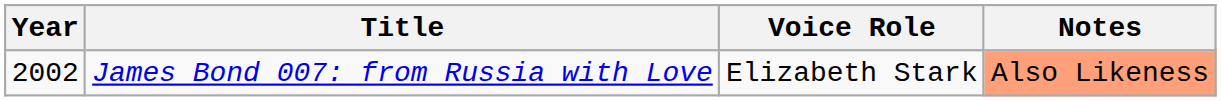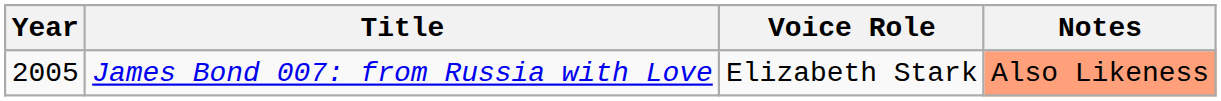(45, 73) 2002 -> (45, 73) 2005
